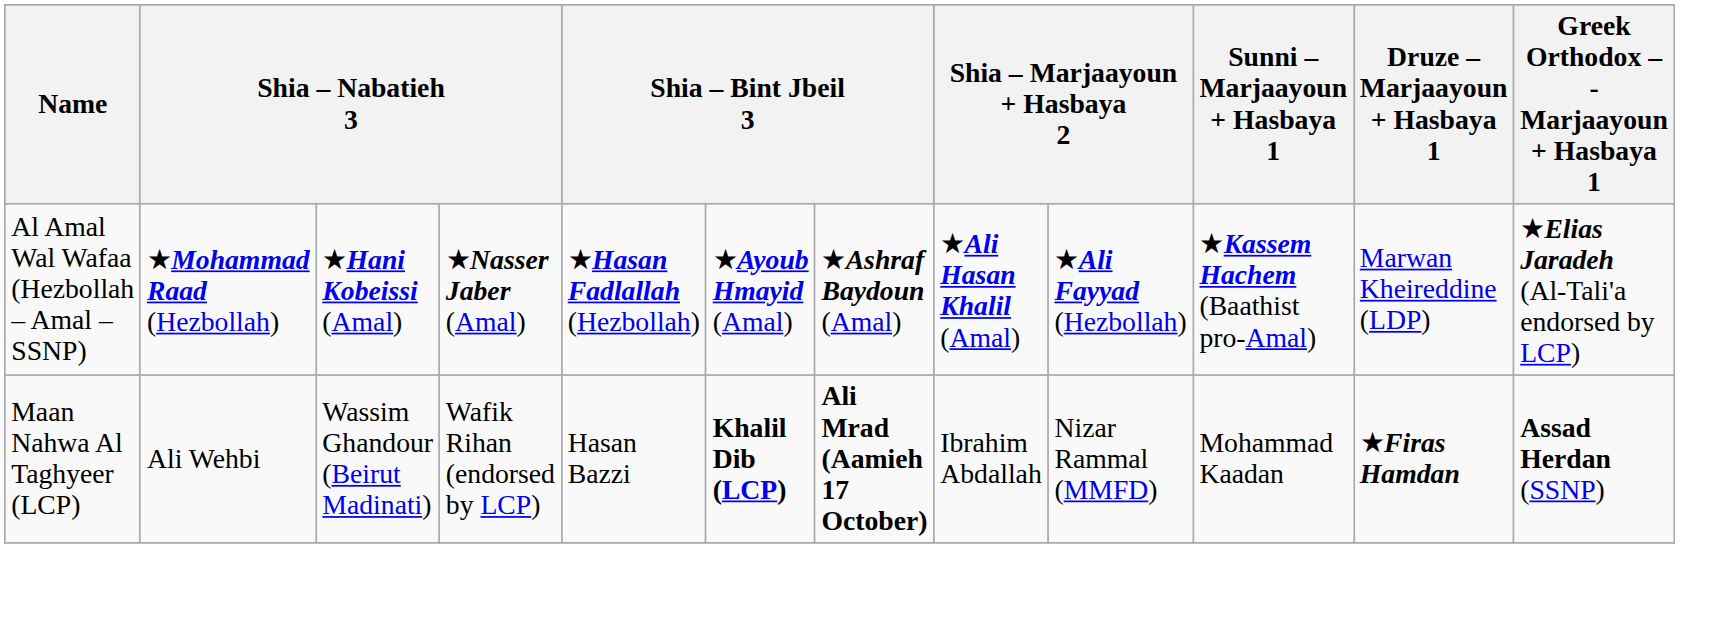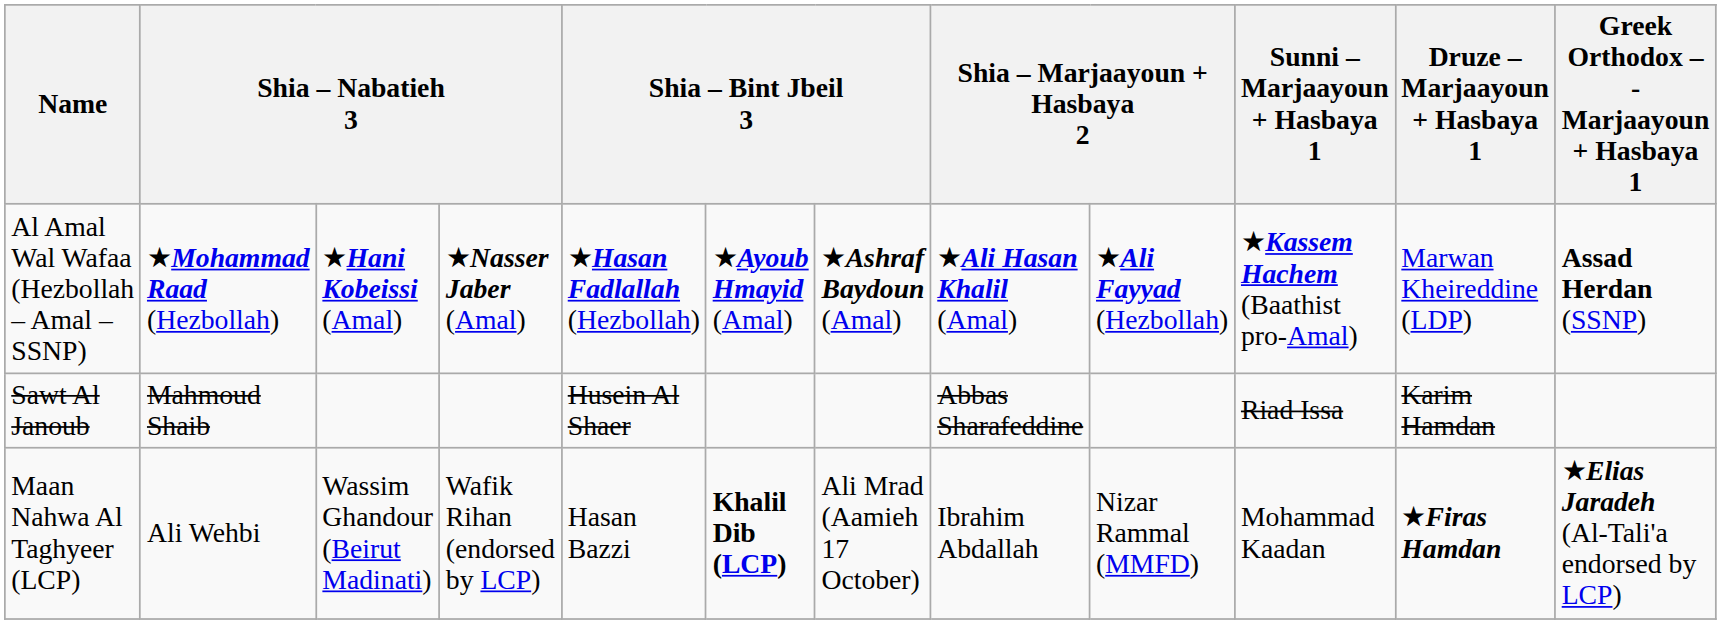(1587, 290) ★Elias Jaradeh (Al-Tali'a endorsed by LCP) -> (1607, 288) Assad Herdan (SSNP)
+ row: (55, 410)
(874, 458) bold -> (873, 532) normal
(1566, 458) Assad Herdan (SSNP) -> (1629, 533) ★Elias Jaradeh (Al-Tali'a endorsed by LCP)
